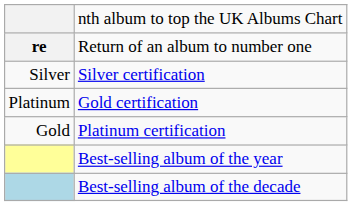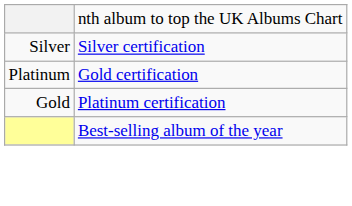- row: (195, 46)
- row: (189, 187)
